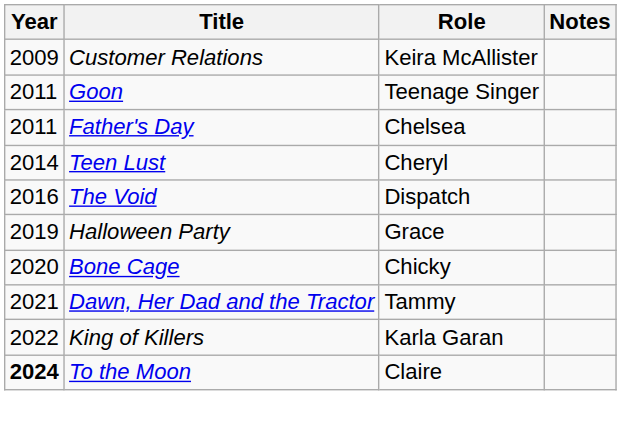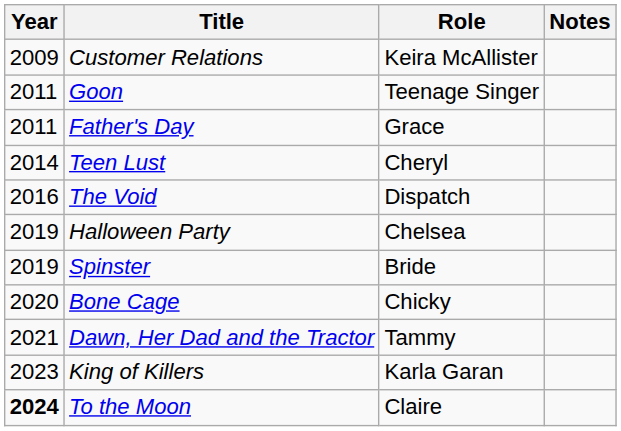(425, 127) Chelsea -> (414, 127) Grace
(414, 232) Grace -> (425, 232) Chelsea
+ row: (110, 267)
(34, 337) 2022 -> (34, 372) 2023
